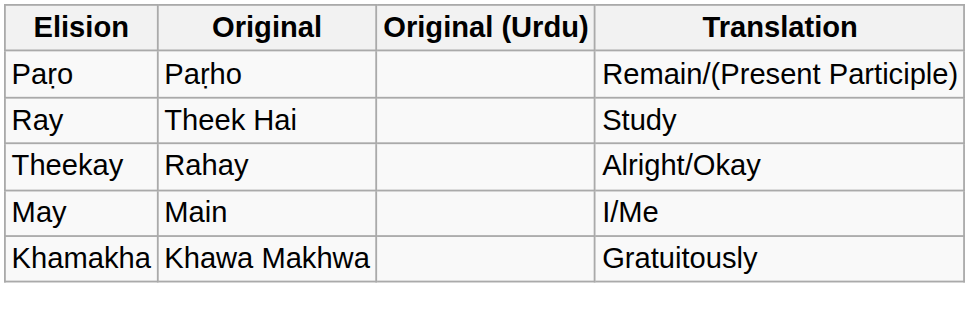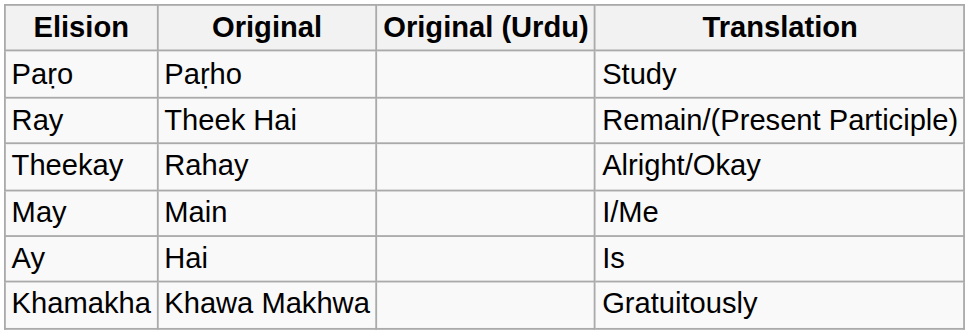(780, 73) Remain/(Present Participle) -> (639, 73) Study
(639, 119) Study -> (780, 119) Remain/(Present Participle)
+ row: (28, 258)
